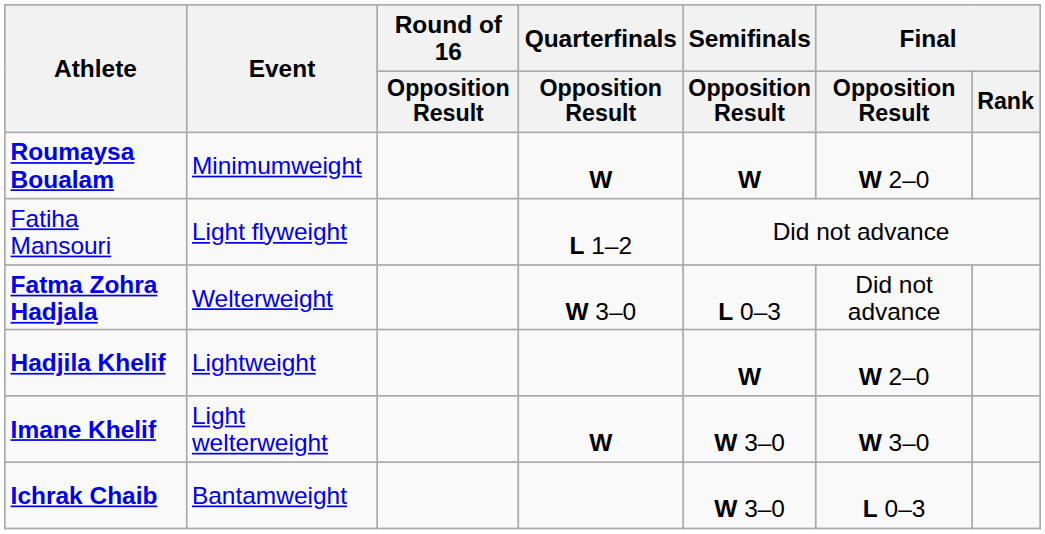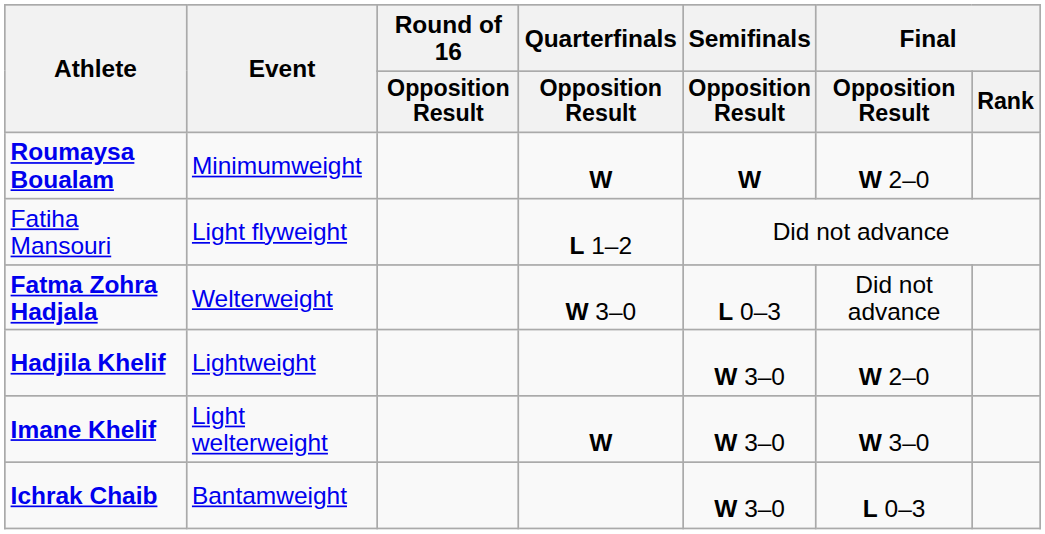(750, 377) W -> (750, 377) W 3–0
